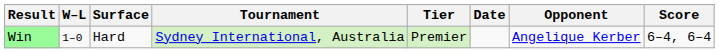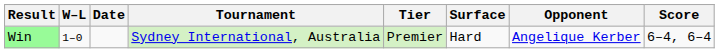columns swapped: (490, 15) <-> (121, 15)
